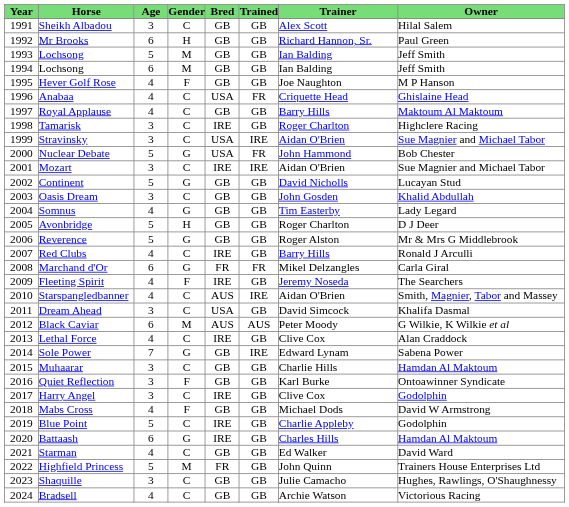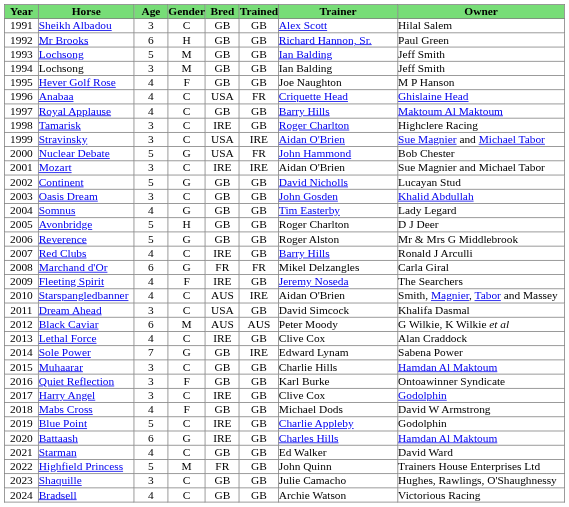(151, 68) 6 -> (151, 68) 3
